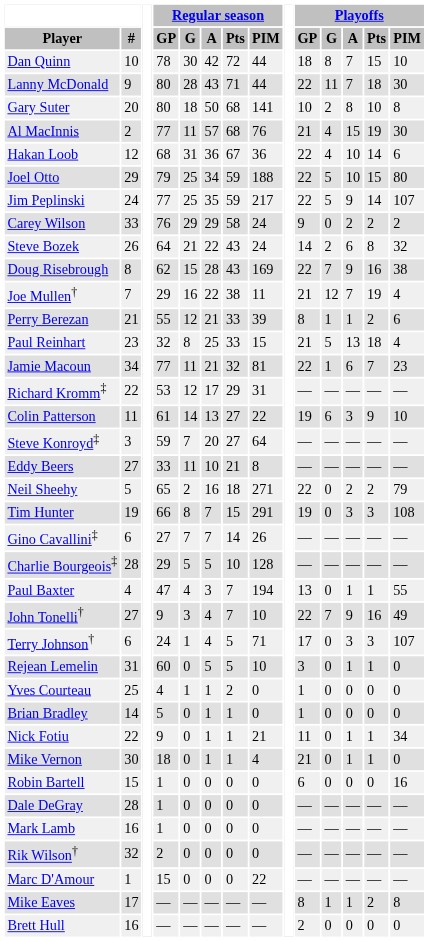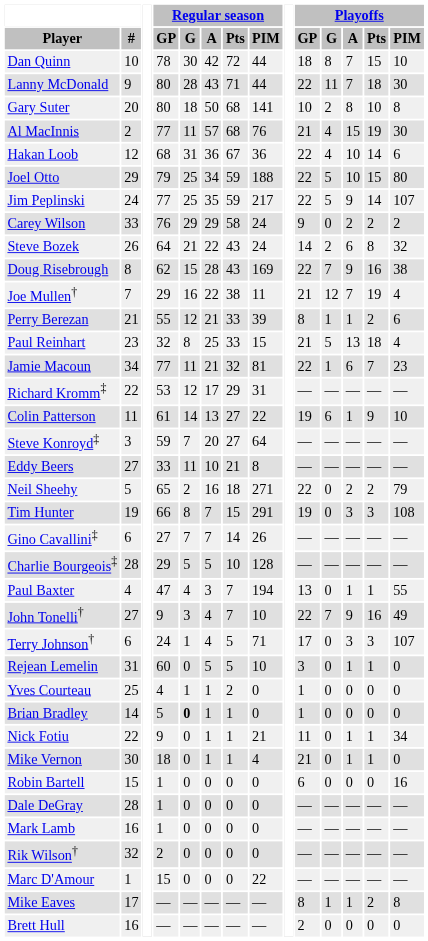(349, 416) 3 -> (349, 416) 1
(187, 713) normal -> (187, 713) bold
